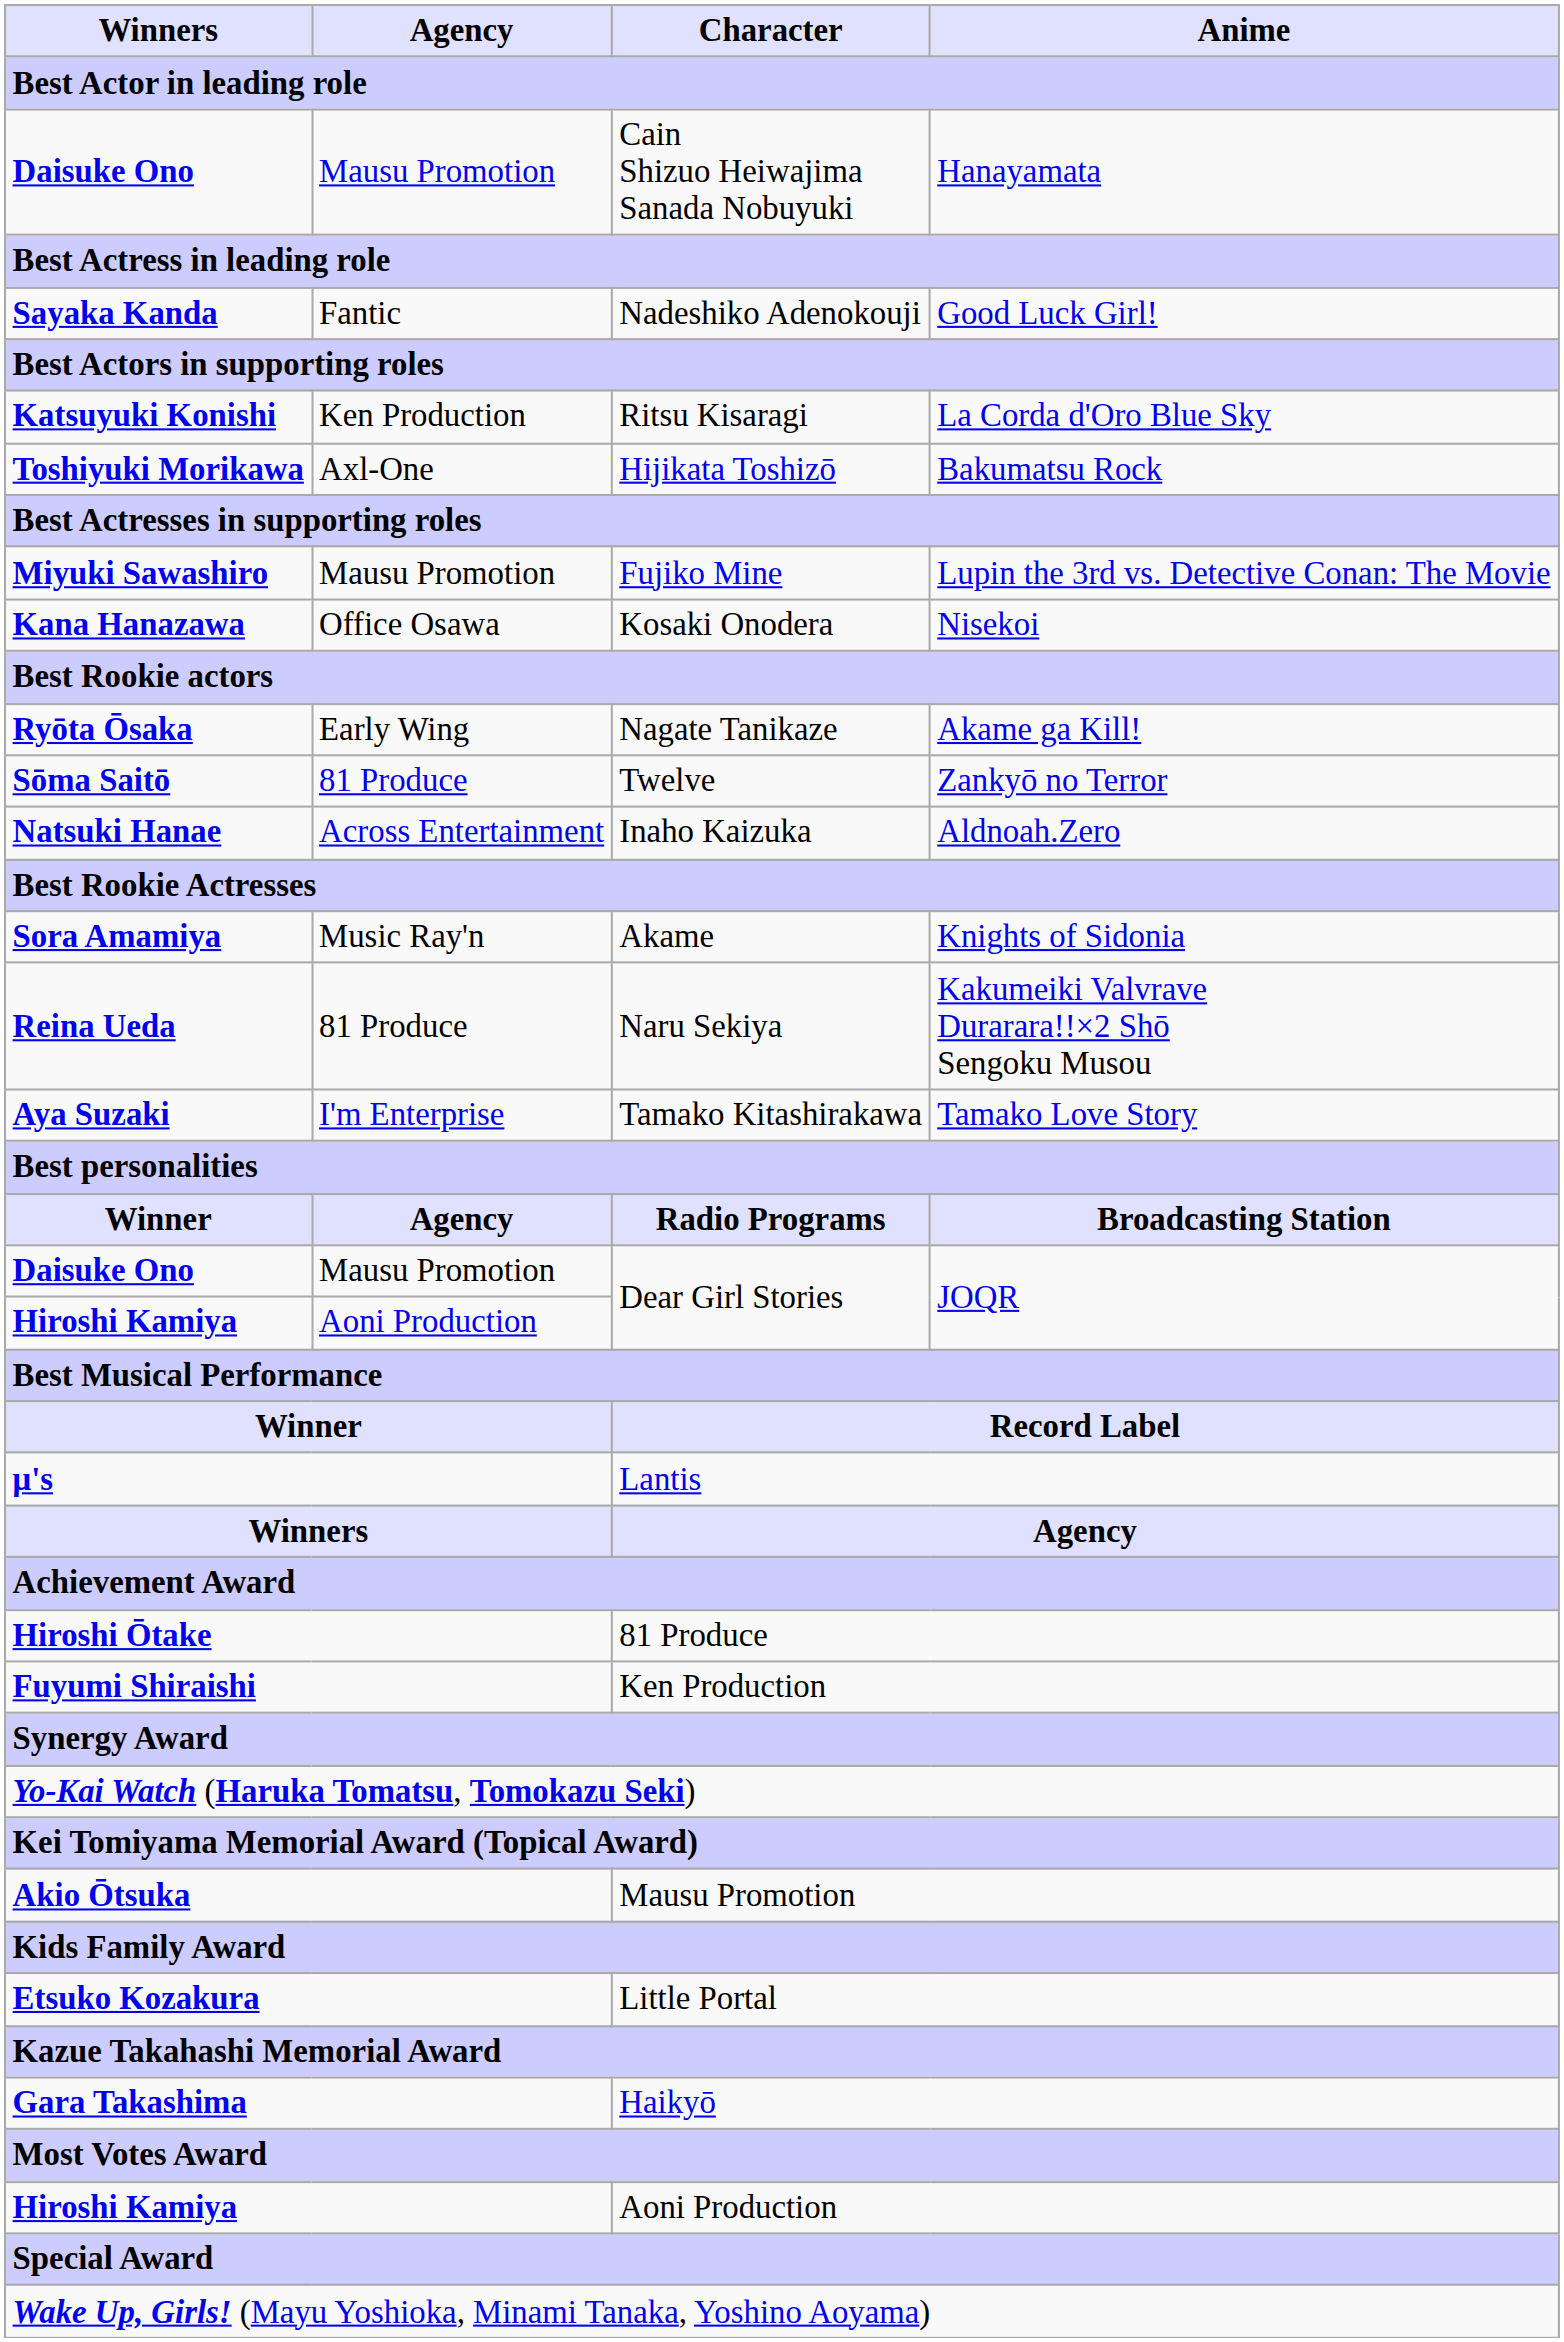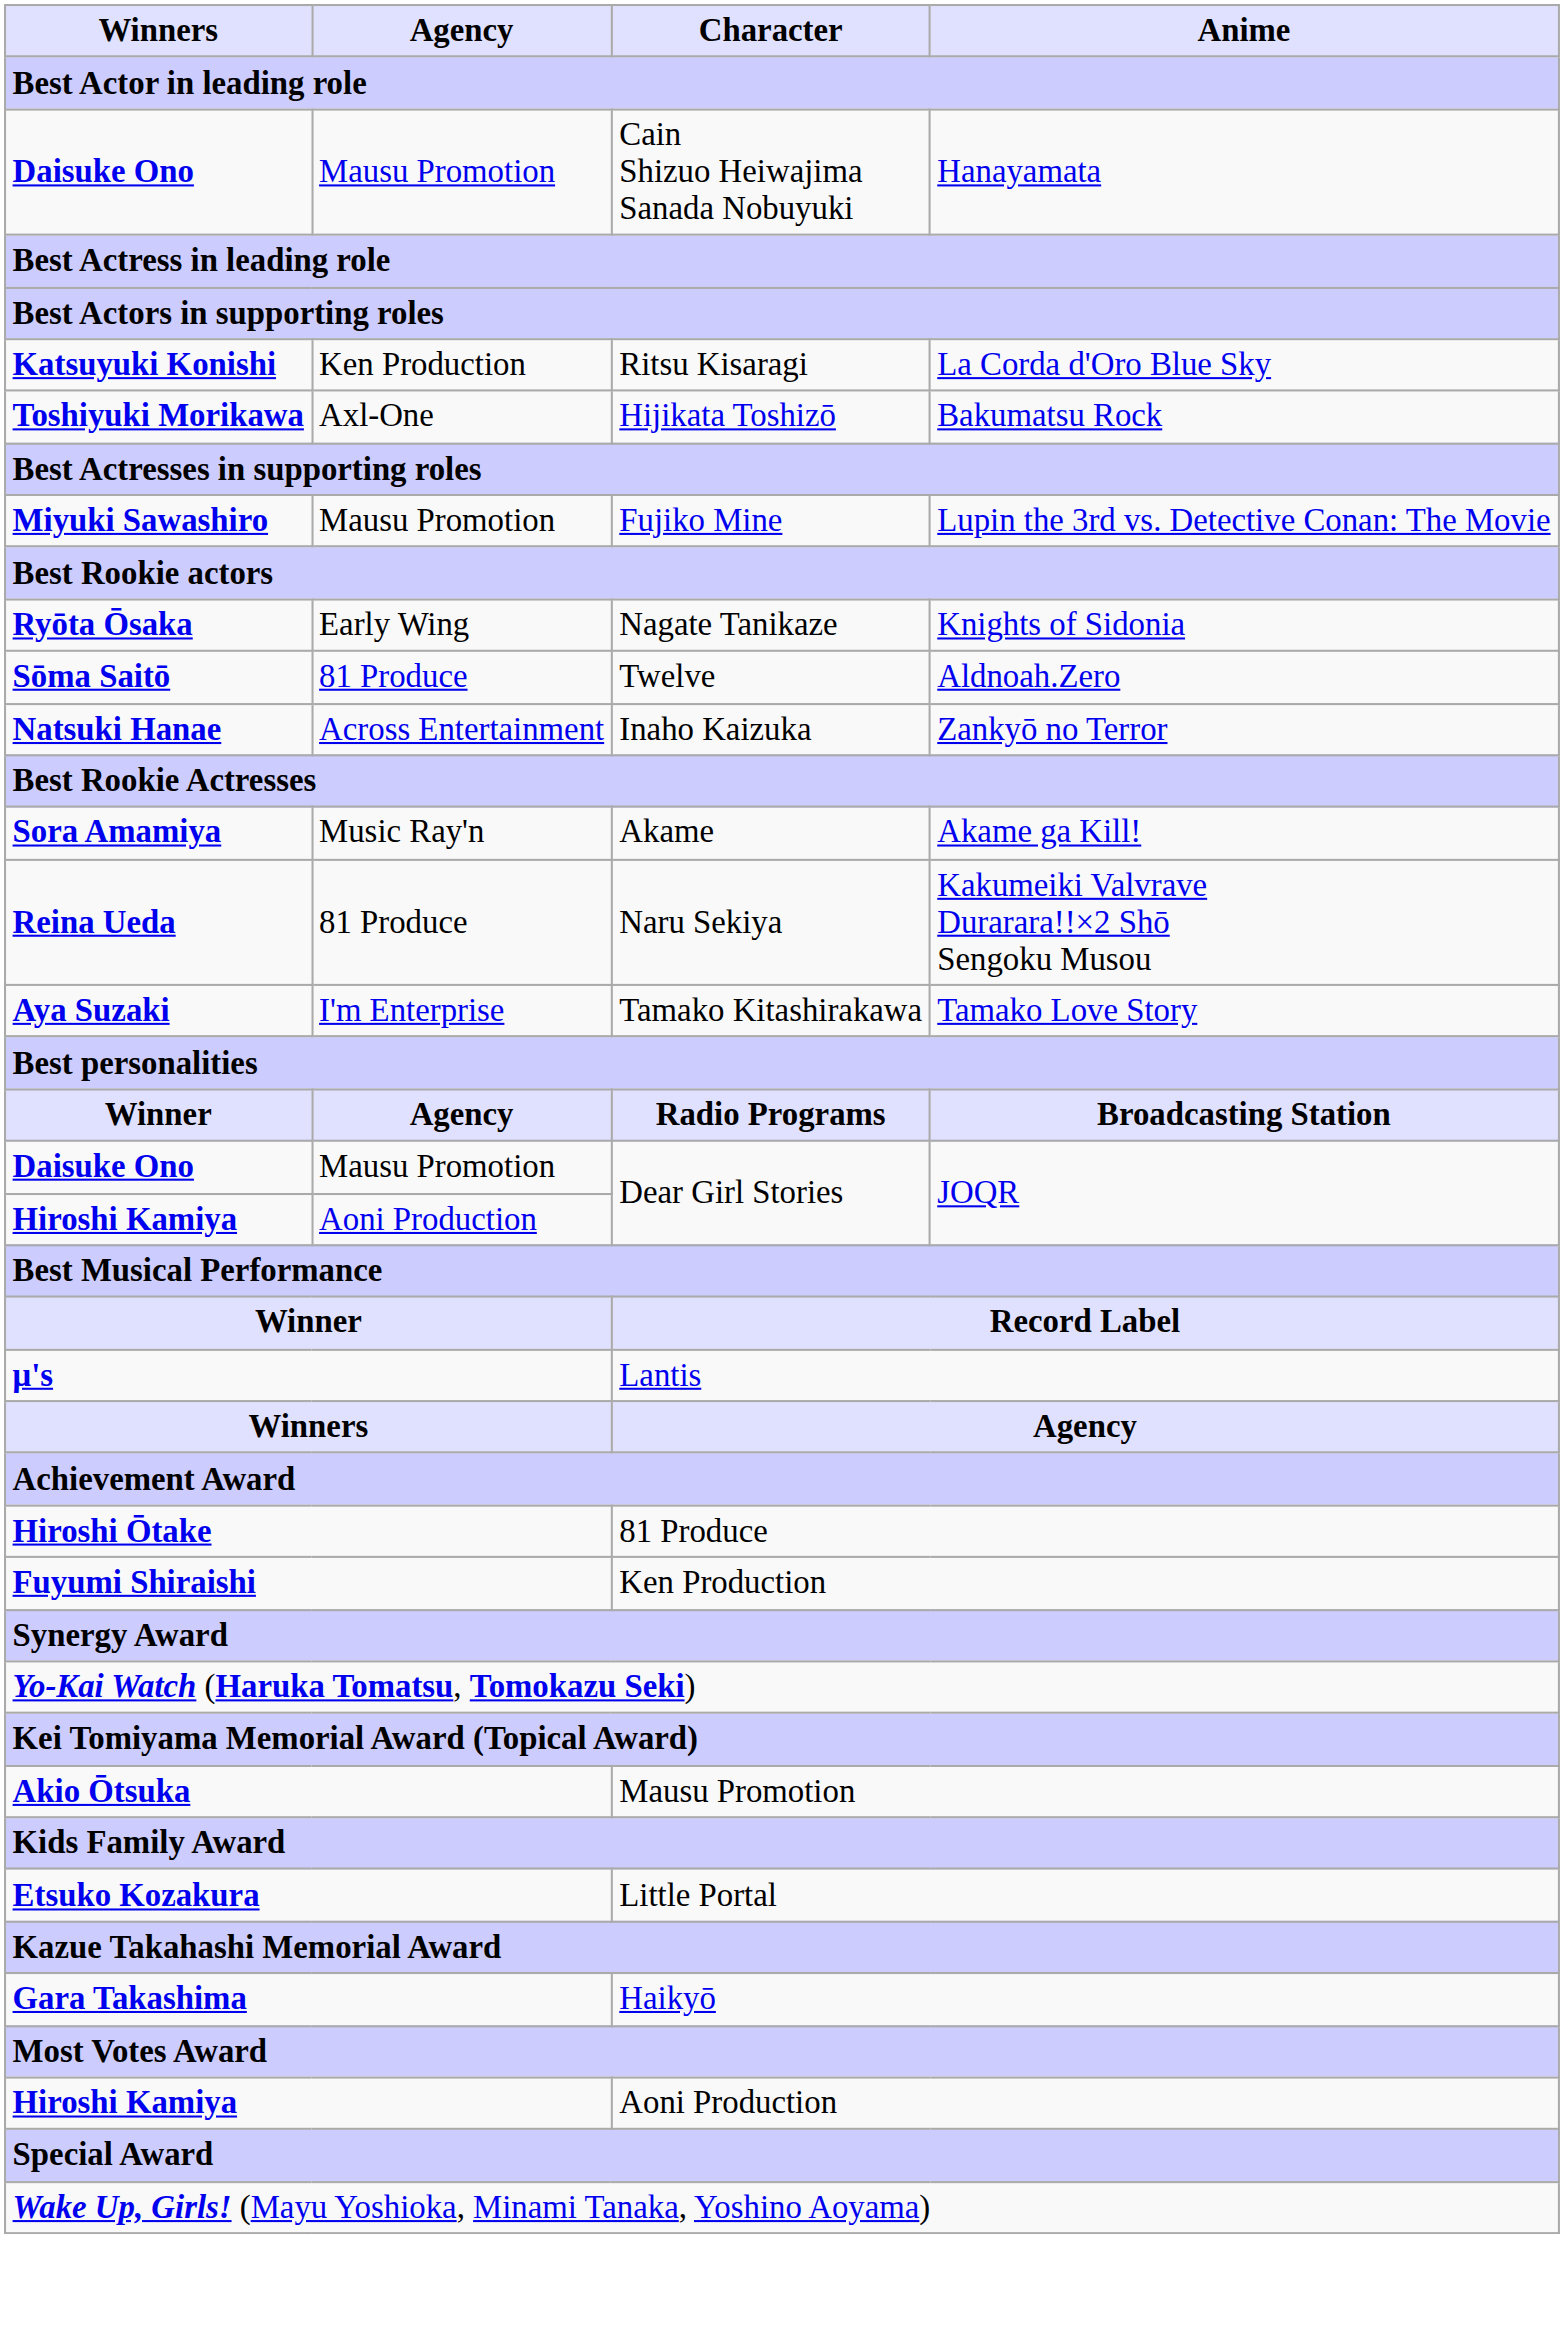- row: (115, 312)
- row: (129, 624)
(1039, 728) Akame ga Kill! -> (1061, 624) Knights of Sidonia
(1052, 780) Zankyō no Terror -> (1029, 676) Aldnoah.Zero
(1029, 832) Aldnoah.Zero -> (1052, 728) Zankyō no Terror
(1061, 936) Knights of Sidonia -> (1039, 832) Akame ga Kill!
